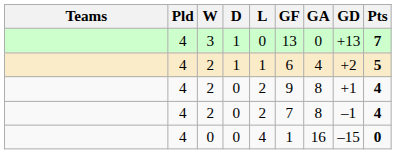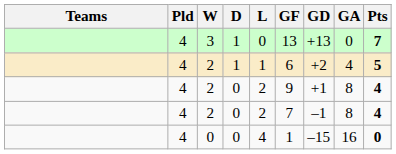columns swapped: (318, 16) <-> (349, 16)
